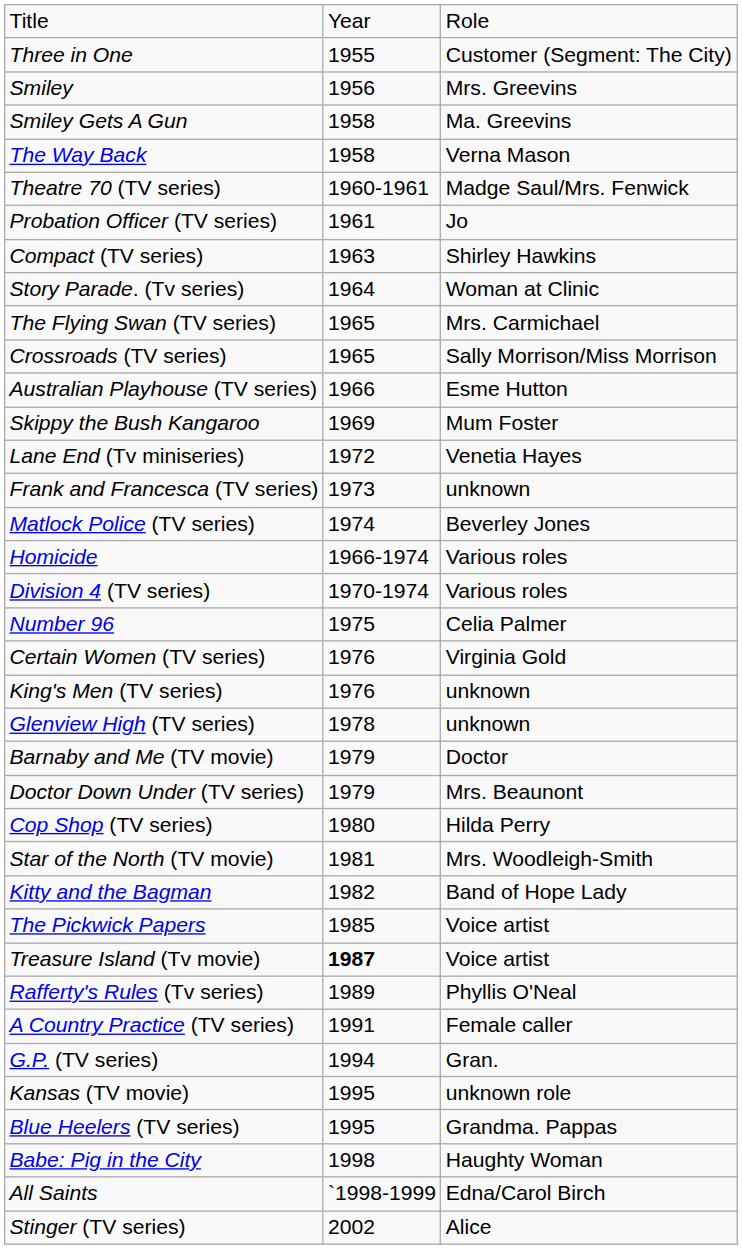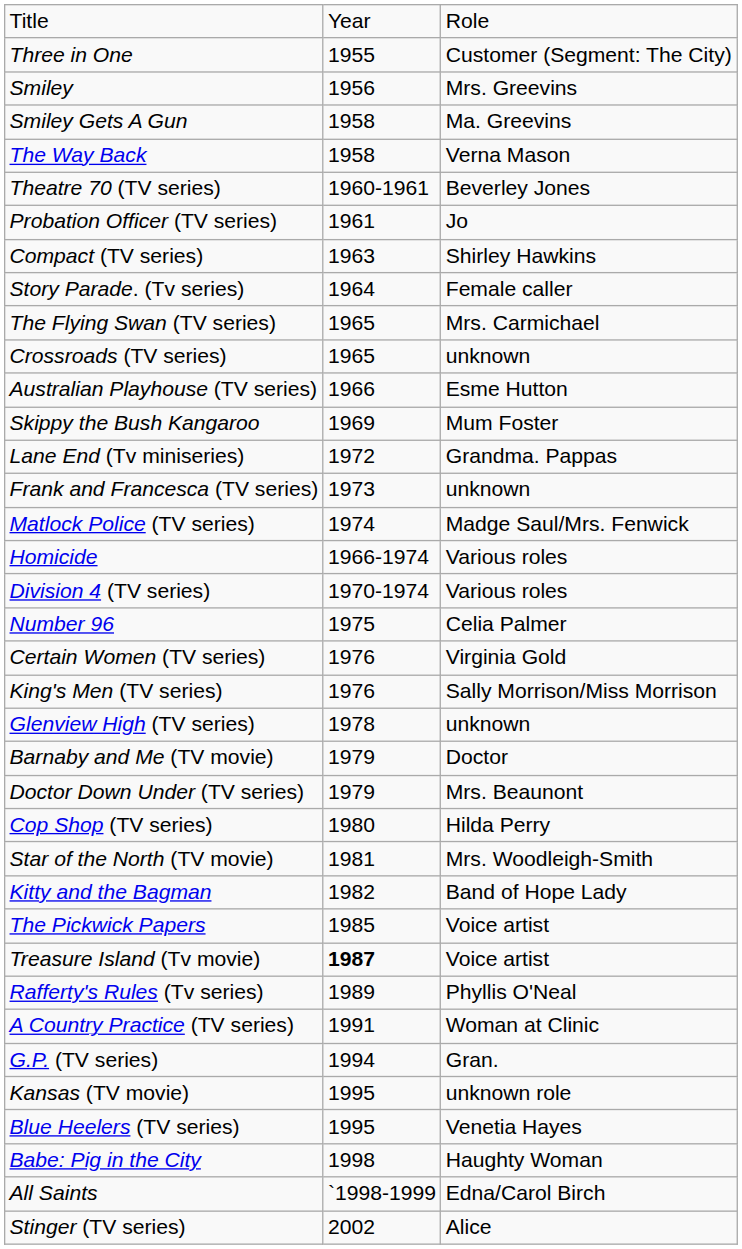(567, 188) Madge Saul/Mrs. Fenwick -> (518, 188) Beverley Jones
(522, 289) Woman at Clinic -> (509, 289) Female caller
(581, 356) Sally Morrison/Miss Morrison -> (488, 356) unknown
(514, 456) Venetia Hayes -> (531, 456) Grandma. Pappas
(518, 523) Beverley Jones -> (567, 523) Madge Saul/Mrs. Fenwick
(488, 691) unknown -> (581, 691) Sally Morrison/Miss Morrison
(509, 1026) Female caller -> (522, 1026) Woman at Clinic
(531, 1126) Grandma. Pappas -> (514, 1126) Venetia Hayes
